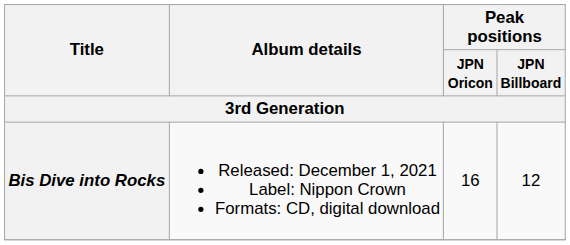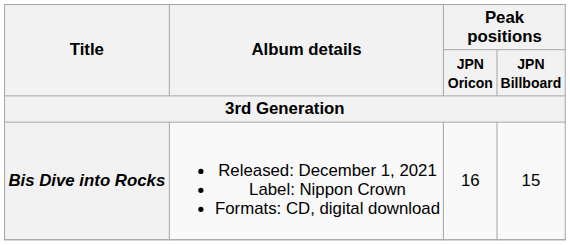(531, 180) 12 -> (531, 180) 15
